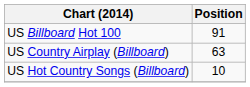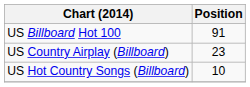(219, 52) 63 -> (219, 52) 23
